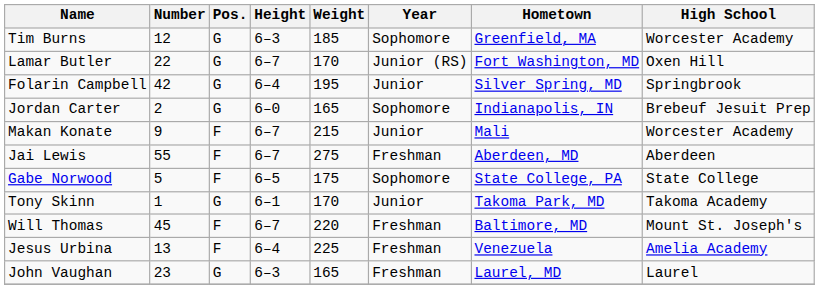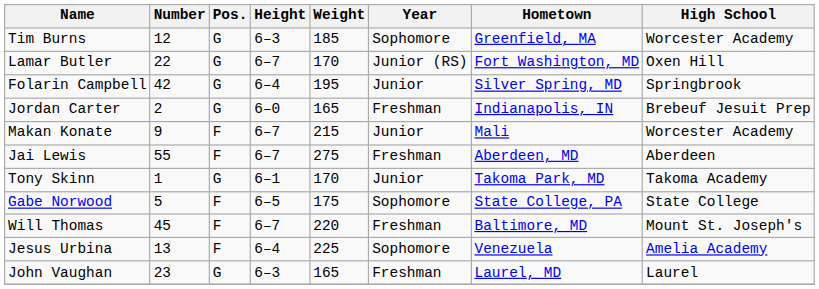(411, 110) Sophomore -> (407, 110) Freshman
rows swapped: (60, 180) <-> (51, 203)
(407, 250) Freshman -> (411, 250) Sophomore
